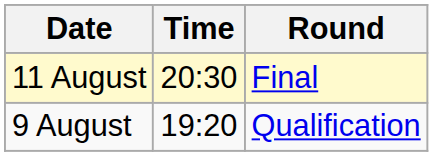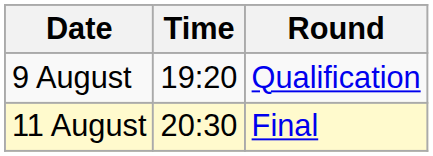rows swapped: (72, 126) <-> (79, 77)
